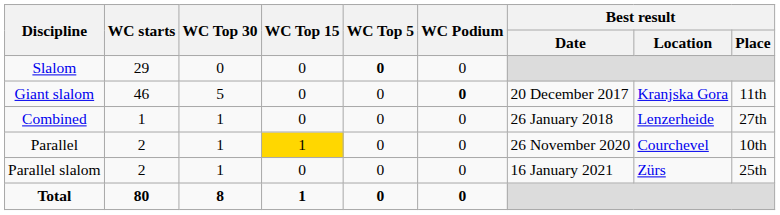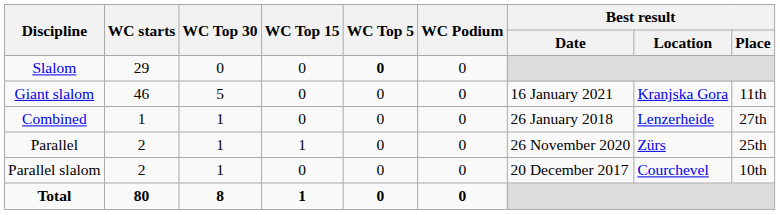(462, 94) bold -> (462, 94) normal
(570, 94) 20 December 2017 -> (562, 94) 16 January 2021
(302, 145) gold background -> (302, 145) no background
(673, 145) Courchevel -> (652, 145) Zürs
(753, 145) 10th -> (753, 145) 25th
(562, 170) 16 January 2021 -> (570, 170) 20 December 2017
(652, 170) Zürs -> (673, 170) Courchevel
(753, 170) 25th -> (753, 170) 10th
